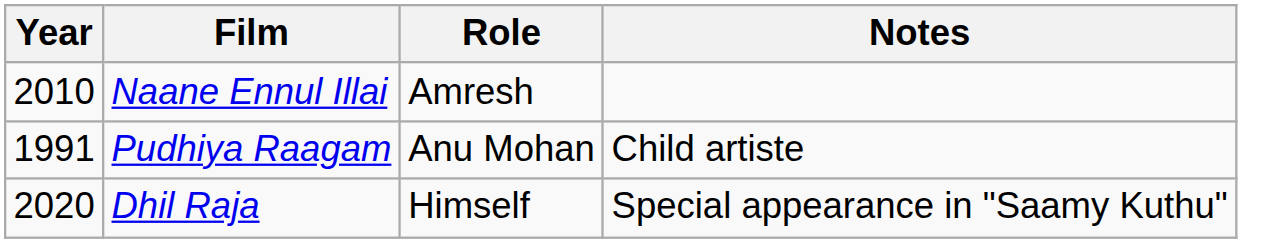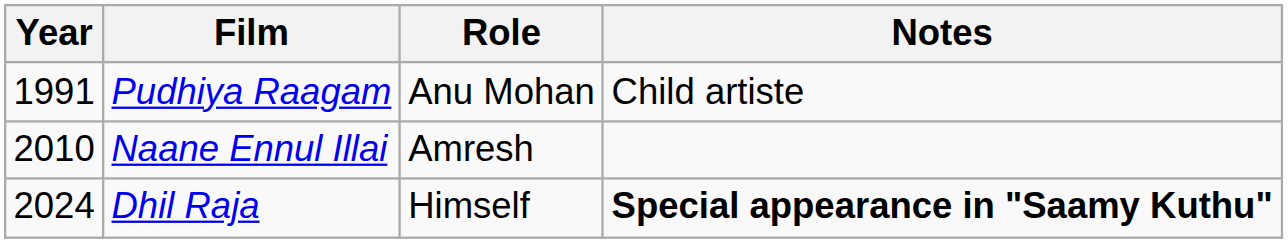rows swapped: (251, 149) <-> (249, 91)
(54, 206) 2020 -> (54, 206) 2024
(920, 206) normal -> (942, 206) bold
